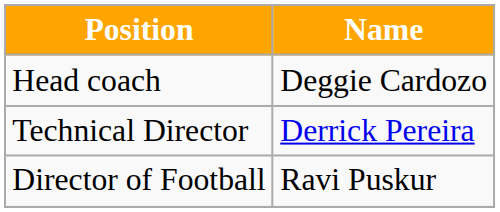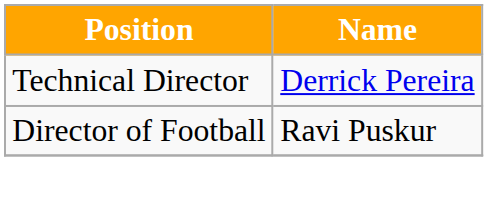- row: (87, 79)
